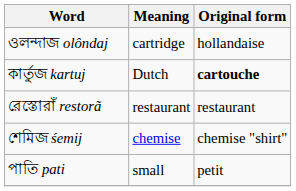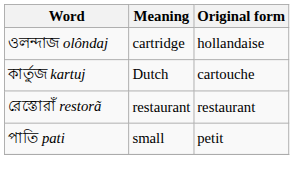(228, 75) bold -> (226, 75) normal
- row: (45, 138)
